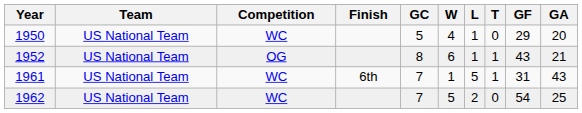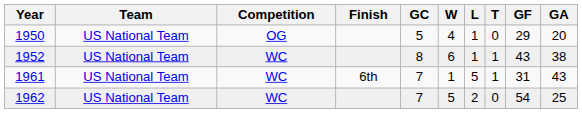(276, 35) WC -> (276, 35) OG
(276, 56) OG -> (276, 56) WC
(559, 56) 21 -> (559, 56) 38
